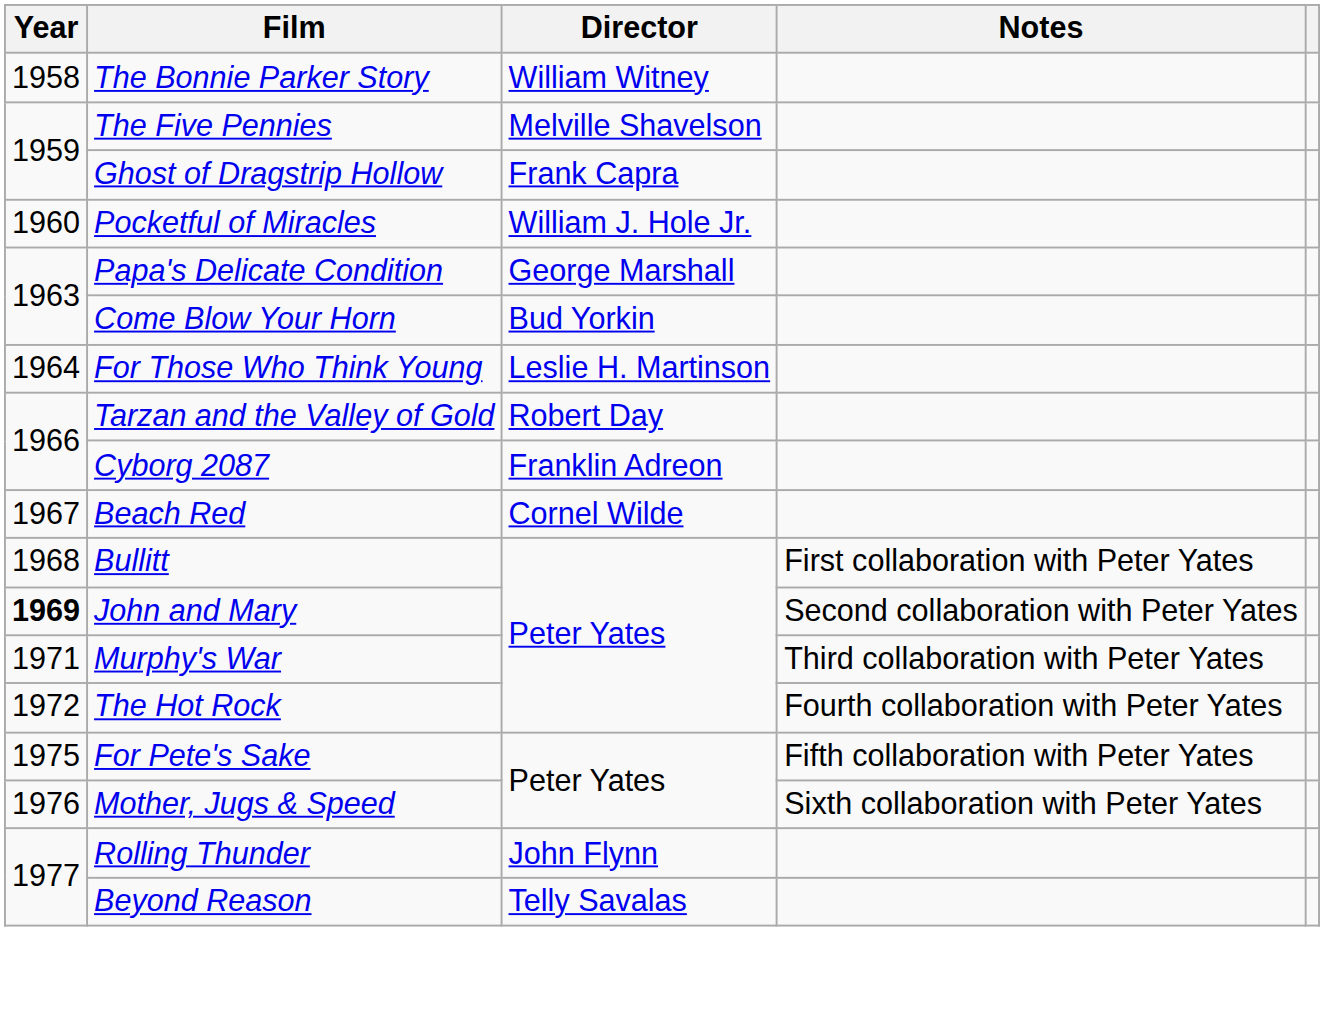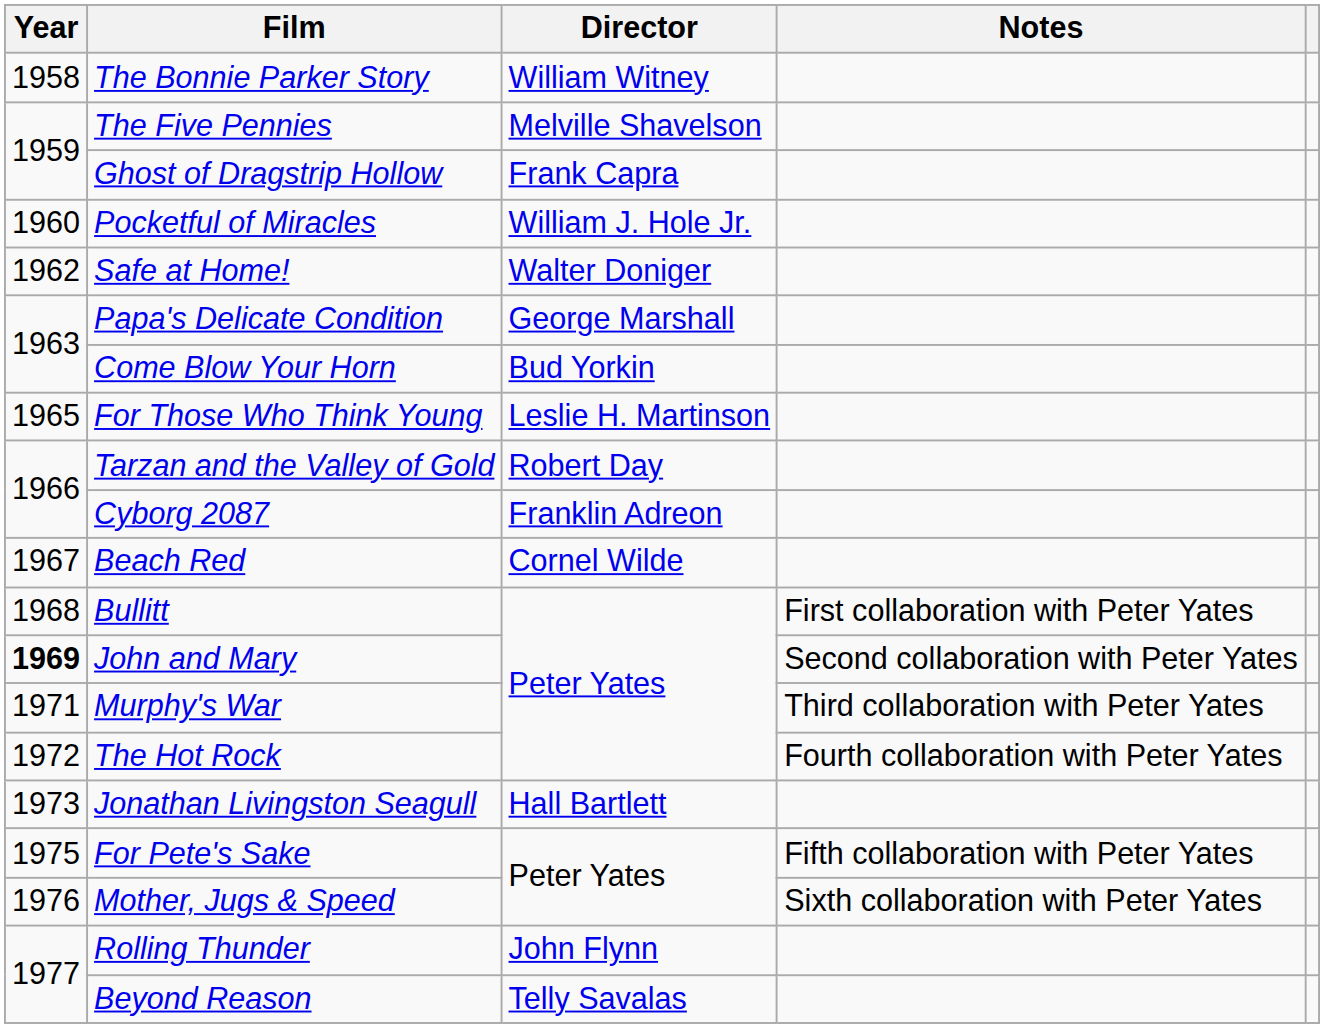+ row: (192, 271)
(46, 367) 1964 -> (46, 416) 1965
+ row: (285, 804)
